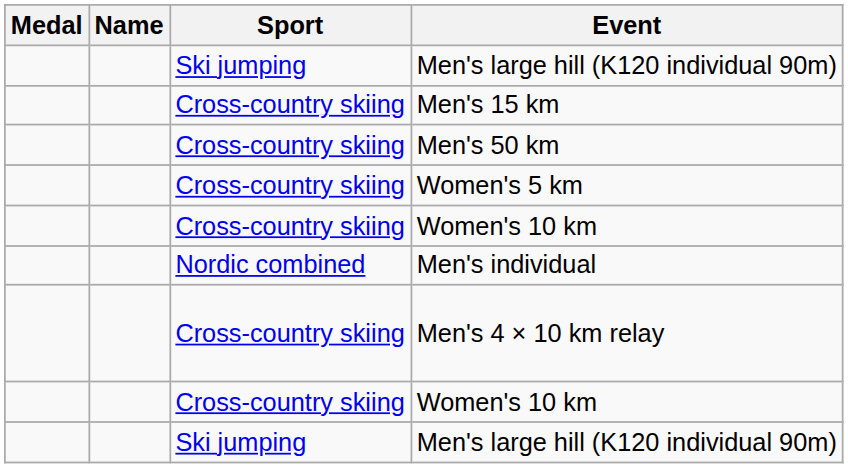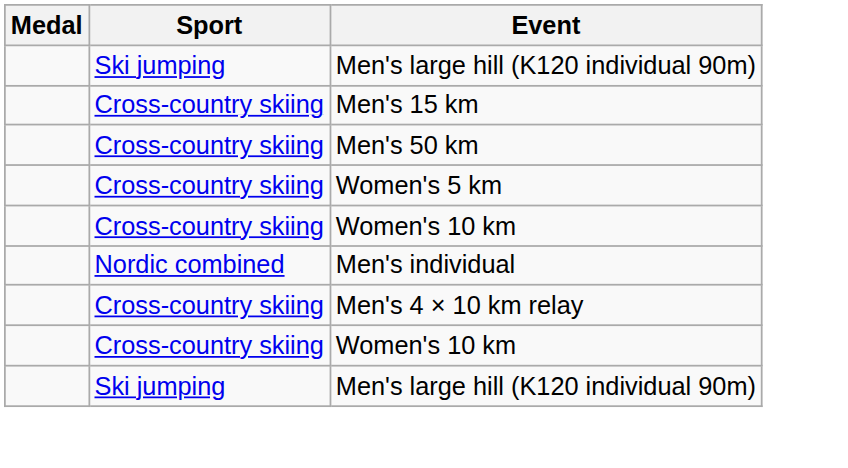- column: (129, 25)
